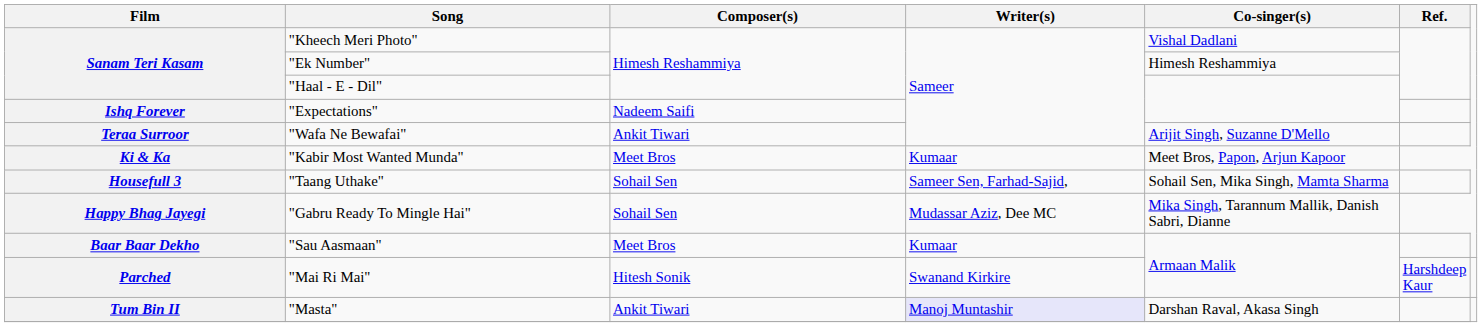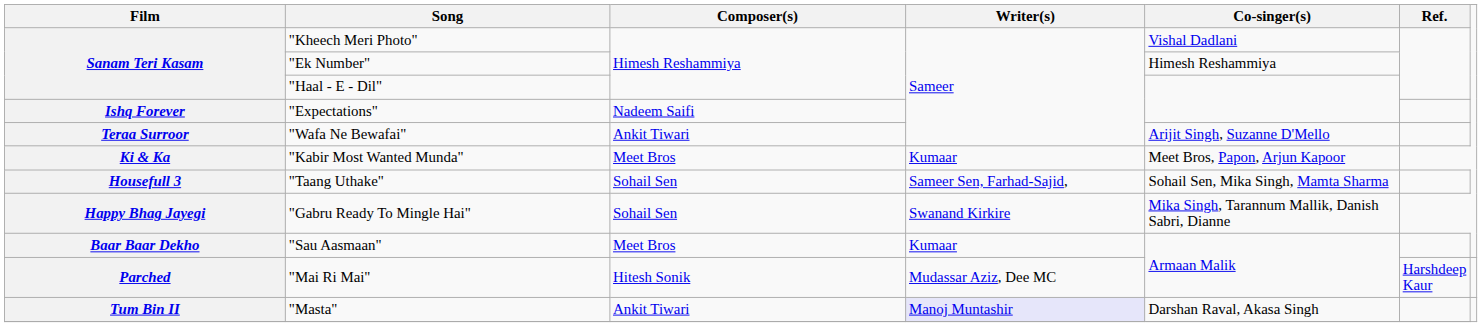(983, 213) Mudassar Aziz, Dee MC -> (960, 213) Swanand Kirkire
(960, 277) Swanand Kirkire -> (983, 277) Mudassar Aziz, Dee MC
